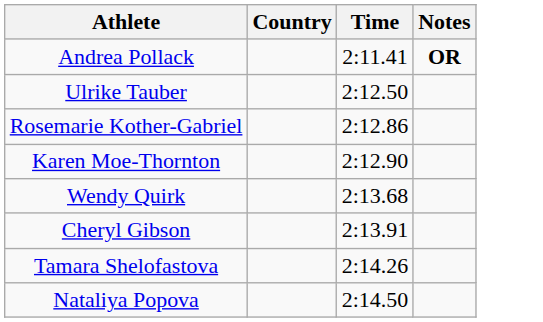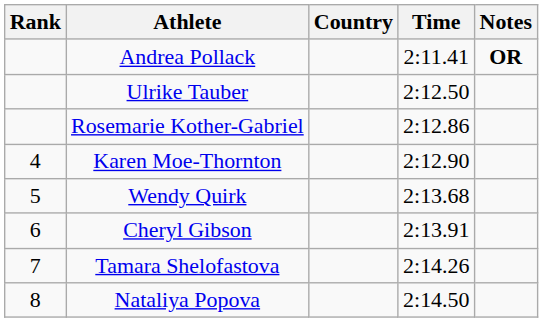+ column: (35, 21)
